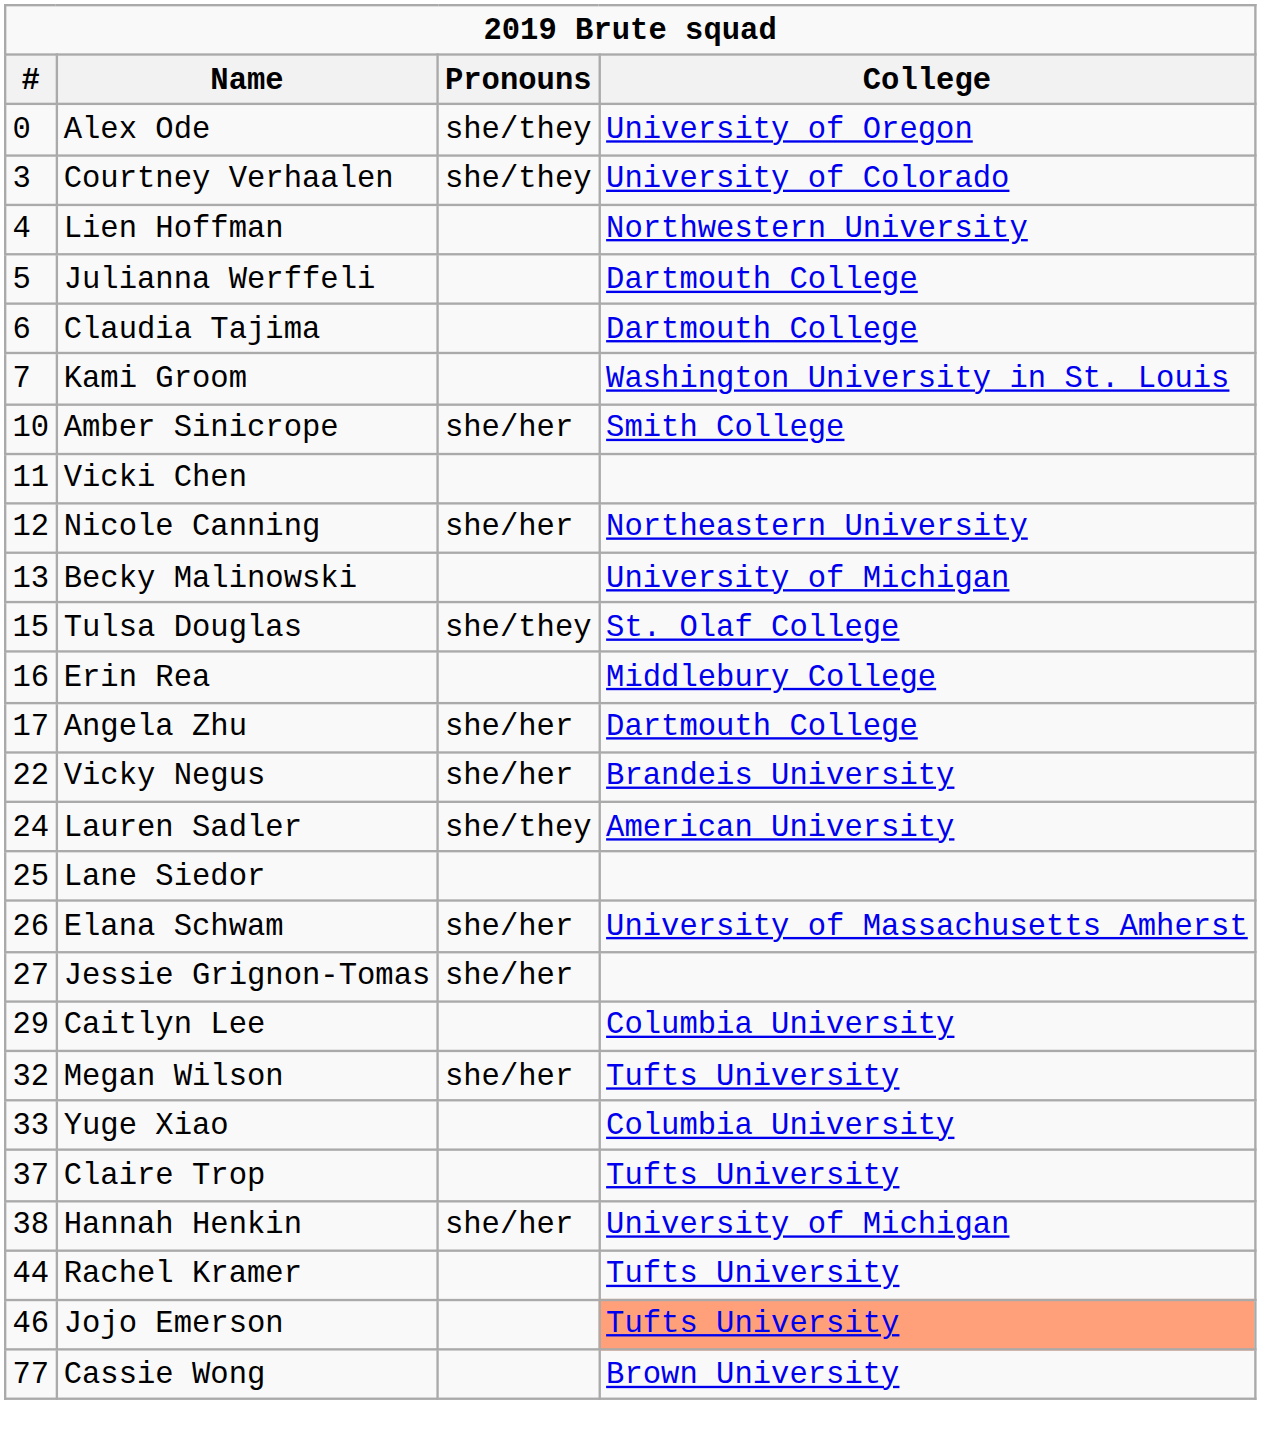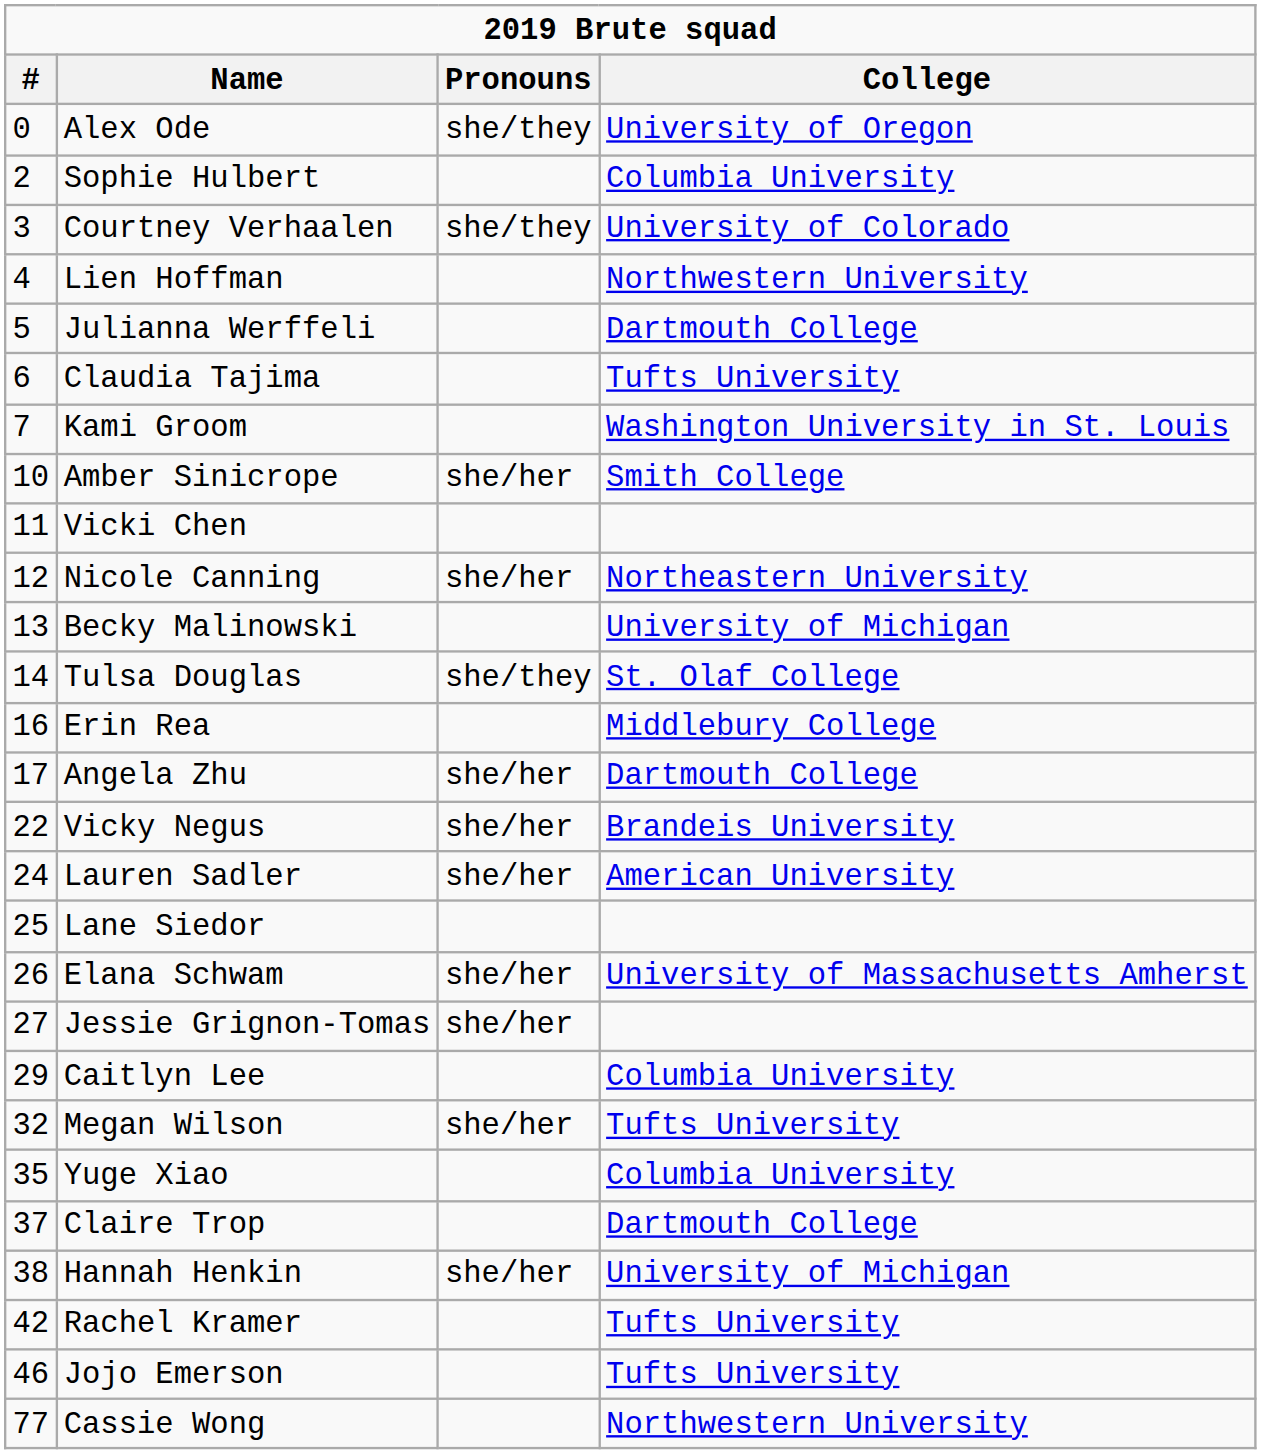+ row: (192, 179)
(762, 329) Dartmouth College -> (753, 379) Tufts University
(31, 628) 15 -> (31, 677) 14
(518, 827) she/they -> (509, 877) she/her
(31, 1125) 33 -> (31, 1175) 35
(753, 1175) Tufts University -> (762, 1225) Dartmouth College
(31, 1275) 44 -> (31, 1325) 42
(753, 1325) lightsalmon background -> (753, 1374) no background
(753, 1374) Brown University -> (817, 1424) Northwestern University
